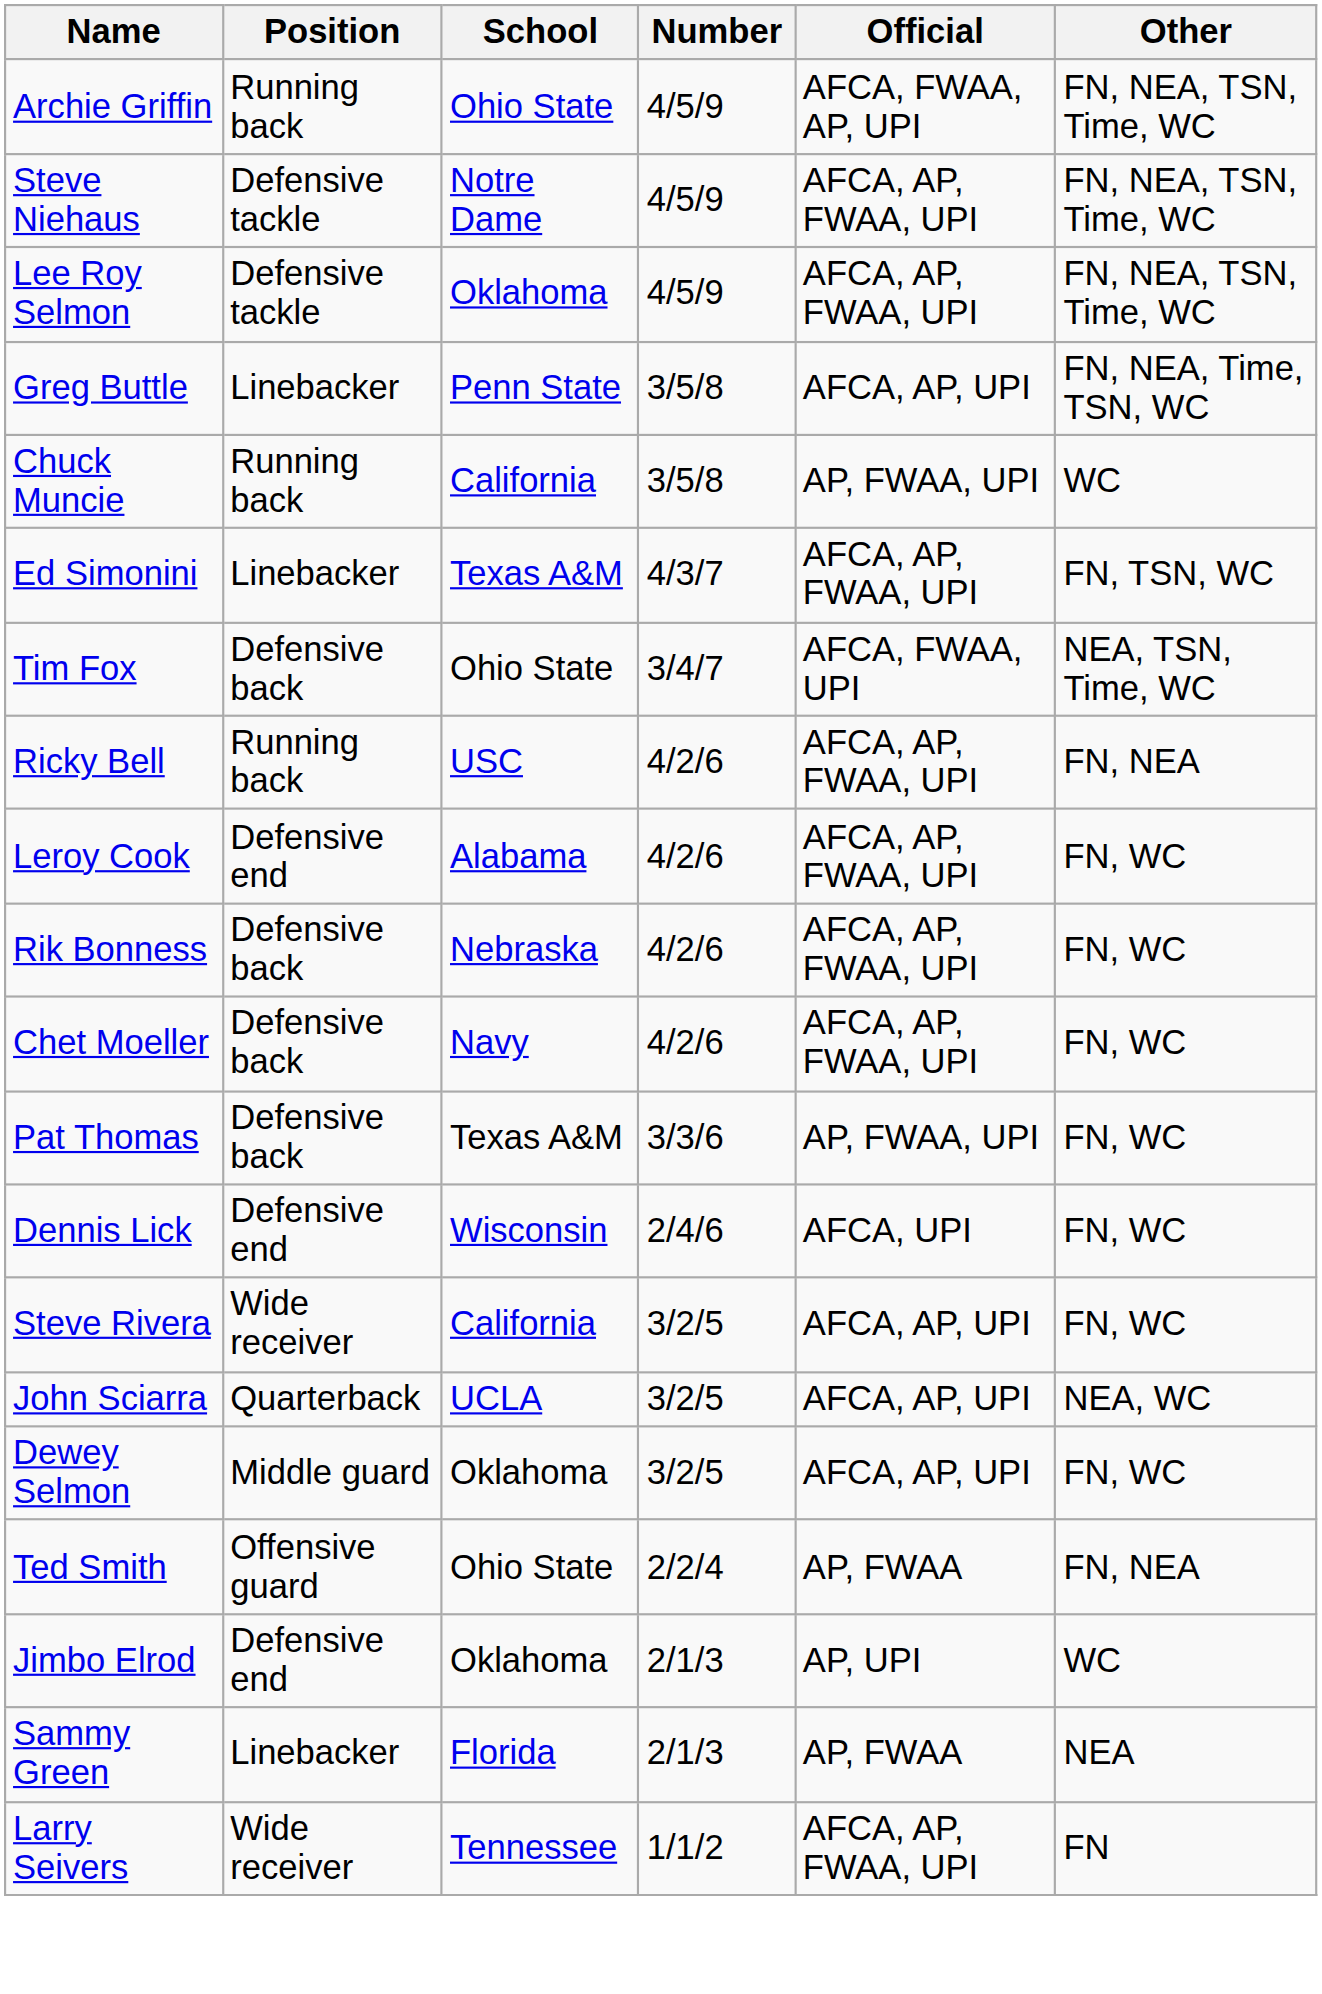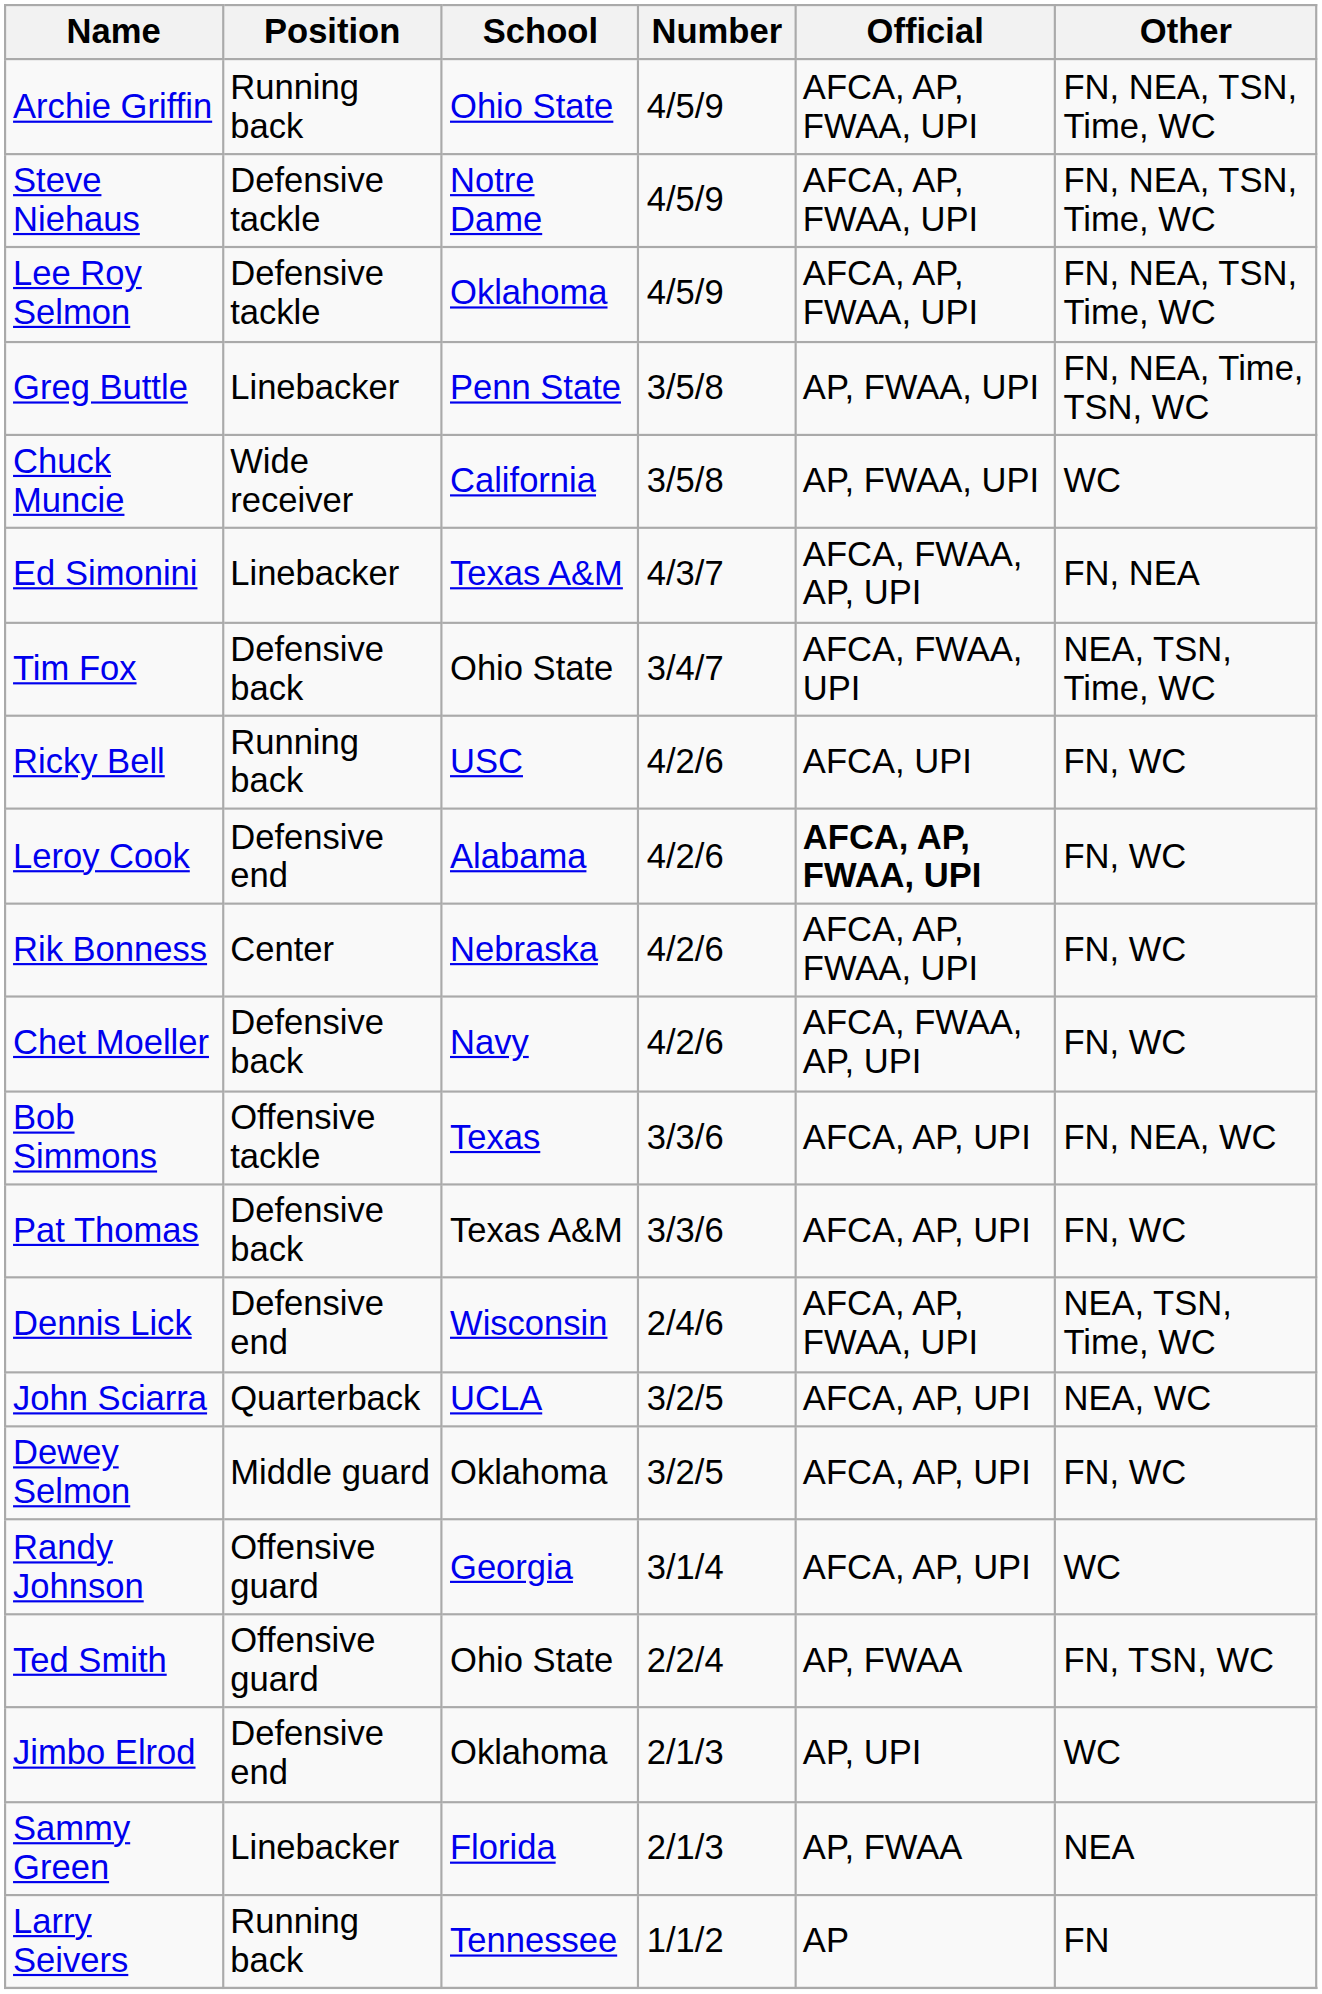(913, 106) AFCA, FWAA, AP, UPI -> (891, 106) AFCA, AP, FWAA, UPI
(917, 387) AFCA, AP, UPI -> (921, 387) AP, FWAA, UPI
(295, 480) Running back -> (292, 480) Wide receiver
(891, 574) AFCA, AP, FWAA, UPI -> (913, 574) AFCA, FWAA, AP, UPI
(1169, 574) FN, TSN, WC -> (1132, 574) FN, NEA
(891, 761) AFCA, AP, FWAA, UPI -> (887, 761) AFCA, UPI
(1132, 761) FN, NEA -> (1125, 761) FN, WC
(891, 855) normal -> (892, 855) bold
(307, 949) Defensive back -> (282, 949) Center
(891, 1043) AFCA, AP, FWAA, UPI -> (913, 1043) AFCA, FWAA, AP, UPI
+ row: (85, 1136)
(921, 1136) AP, FWAA, UPI -> (917, 1230) AFCA, AP, UPI
(887, 1230) AFCA, UPI -> (891, 1324) AFCA, AP, FWAA, UPI
(1125, 1230) FN, WC -> (1148, 1324) NEA, TSN, Time, WC
- row: (112, 1324)
+ row: (78, 1566)
(1132, 1566) FN, NEA -> (1169, 1660) FN, TSN, WC
(292, 1847) Wide receiver -> (295, 1941) Running back
(891, 1847) AFCA, AP, FWAA, UPI -> (826, 1941) AP
